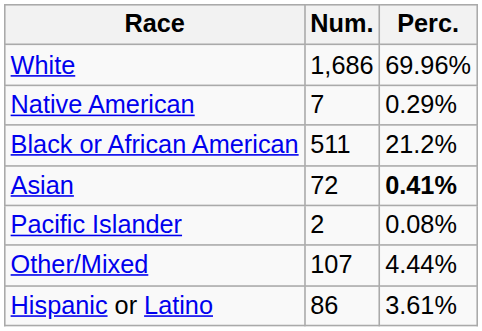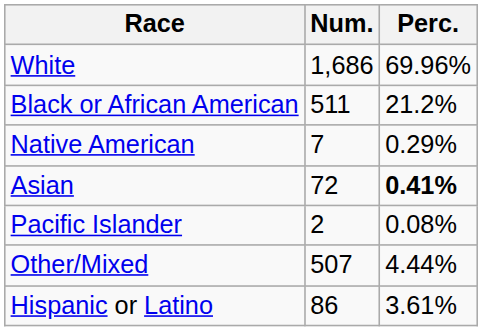rows swapped: (155, 144) <-> (103, 104)
(331, 265) 107 -> (331, 265) 507
